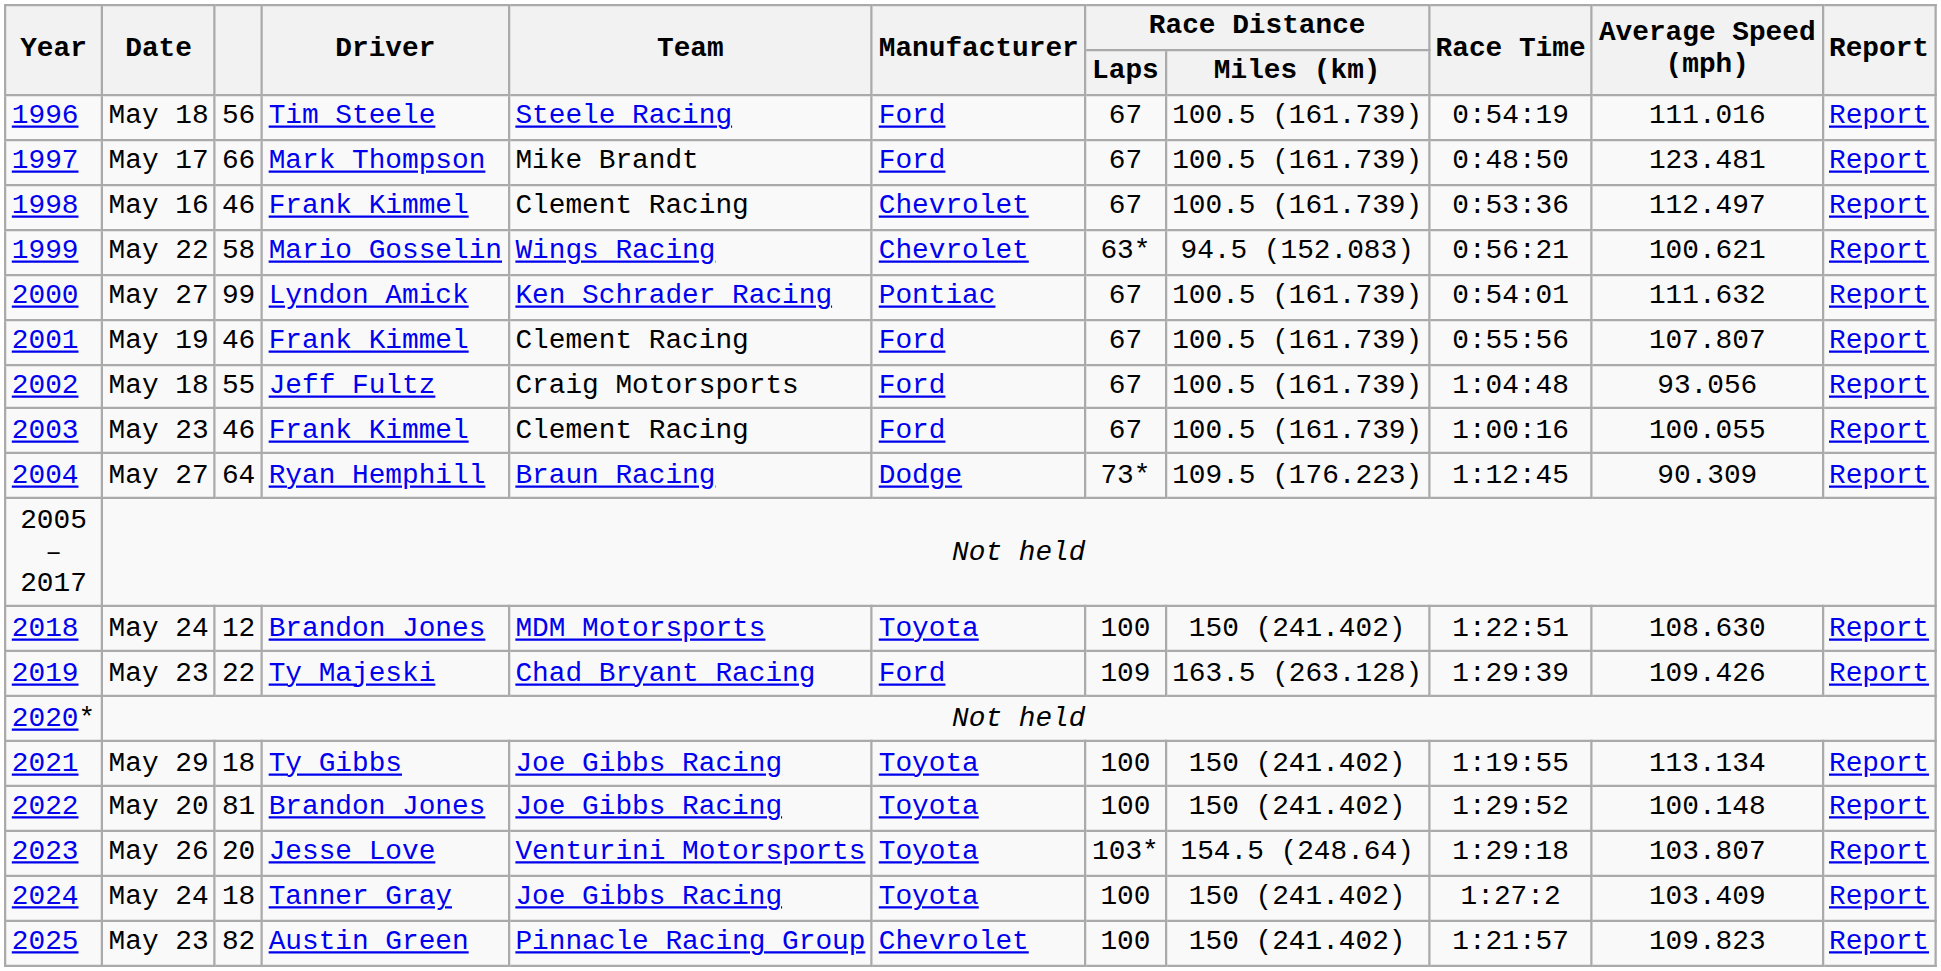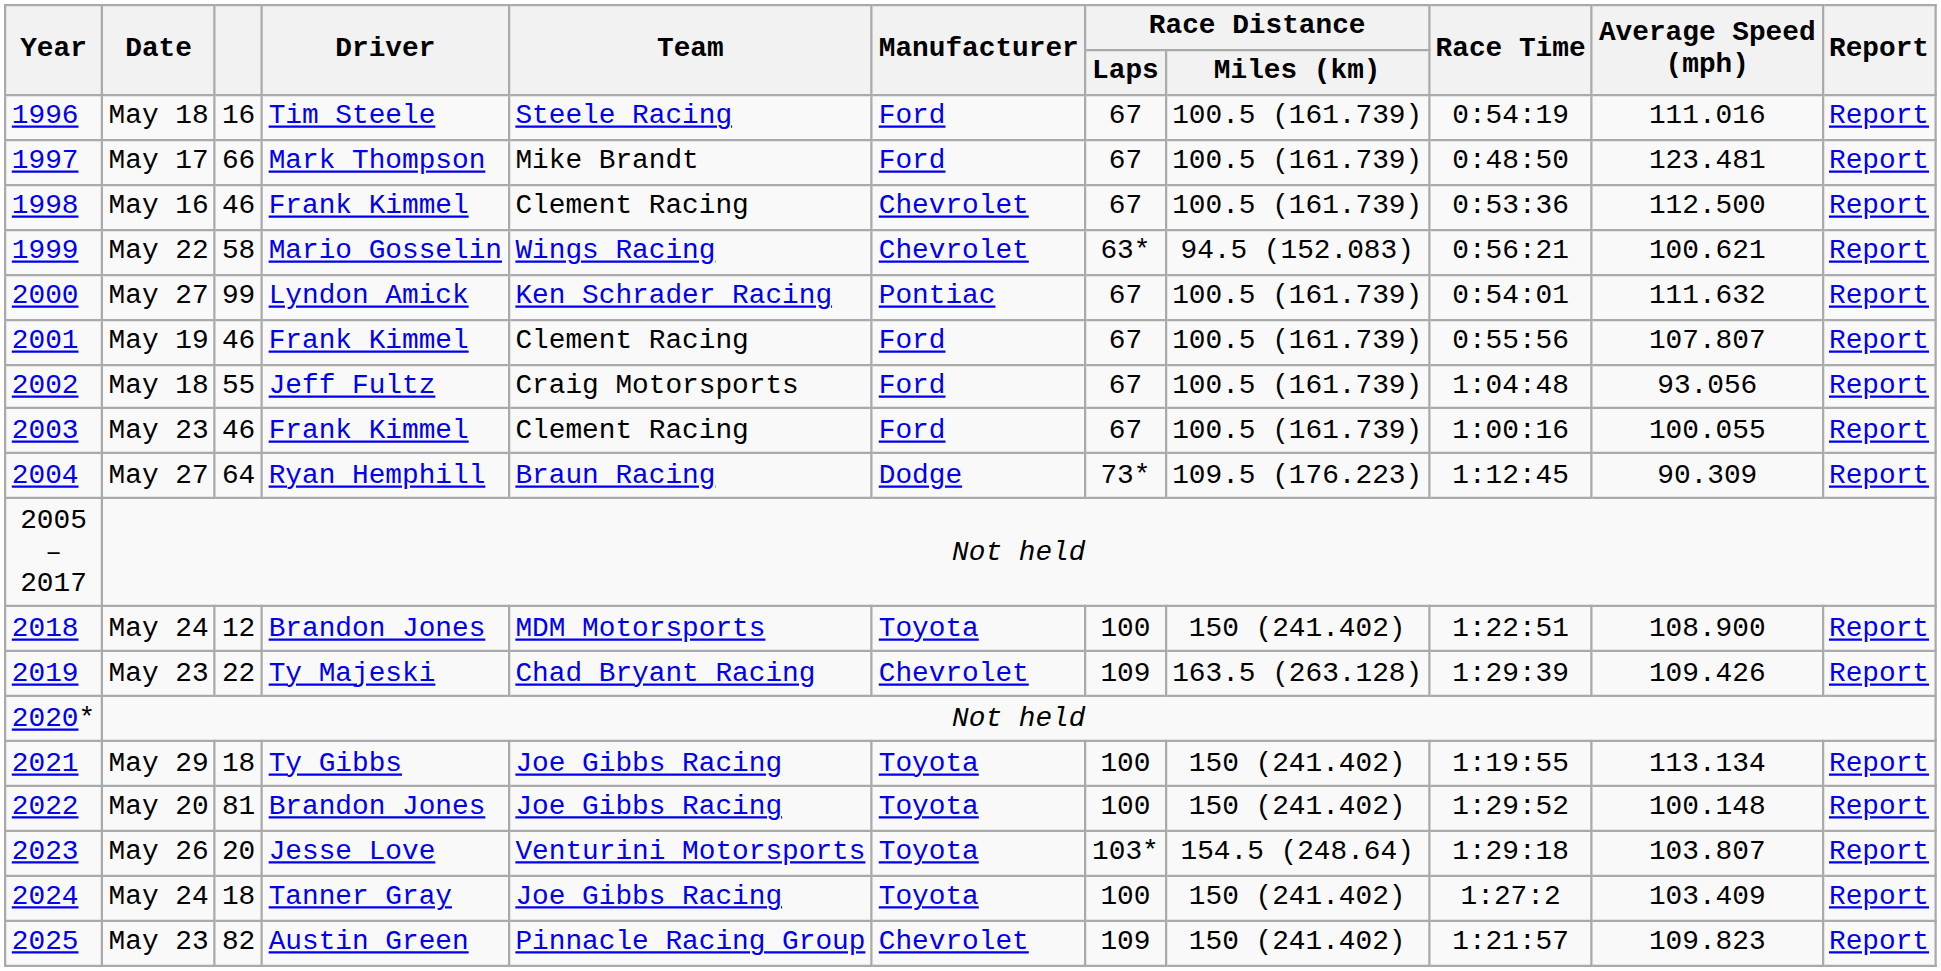(239, 118) 56 -> (239, 118) 16
(1707, 207) 112.497 -> (1707, 207) 112.500
(1707, 629) 108.630 -> (1707, 629) 108.900
(912, 674) Ford -> (954, 674) Chevrolet
(1125, 943) 100 -> (1125, 943) 109
